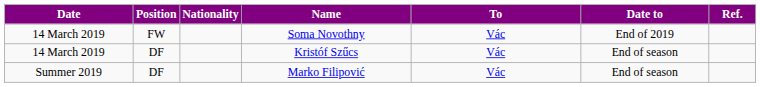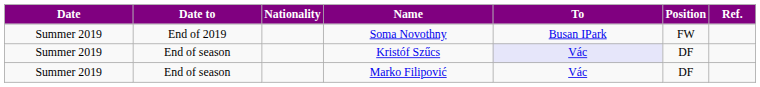columns swapped: (156, 14) <-> (645, 14)
(69, 34) 14 March 2019 -> (69, 34) Summer 2019
(496, 34) Vác -> (578, 34) Busan IPark
(69, 53) 14 March 2019 -> (69, 53) Summer 2019
(496, 53) no background -> (578, 53) lavender background
